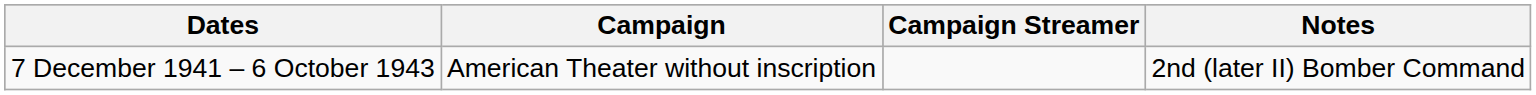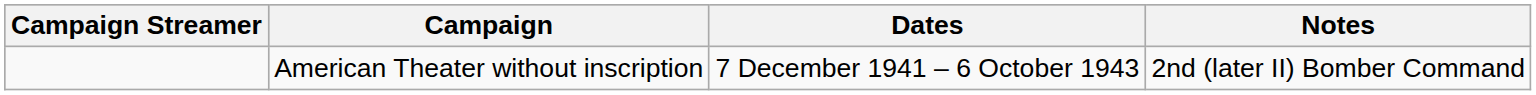columns swapped: (1014, 25) <-> (223, 25)
